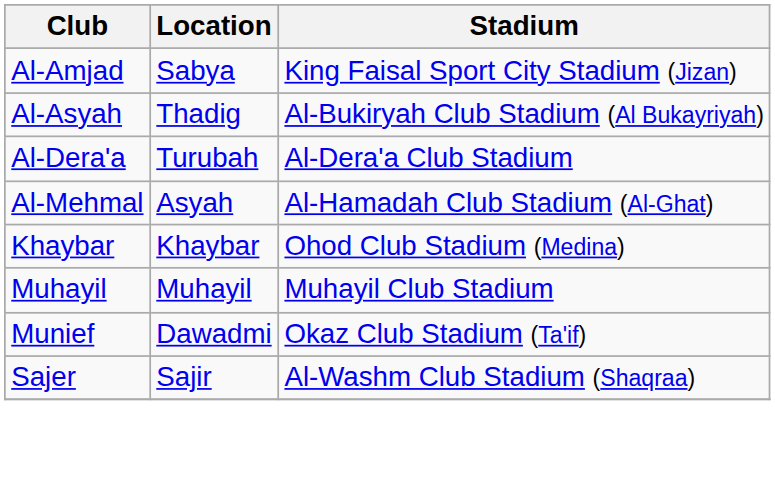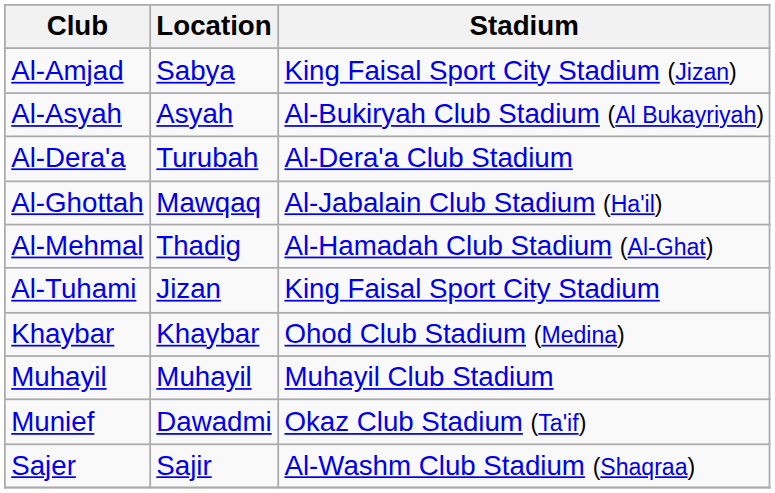(199, 114) Thadig -> (195, 114) Asyah
+ row: (77, 202)
(195, 202) Asyah -> (199, 245) Thadig
+ row: (74, 289)
